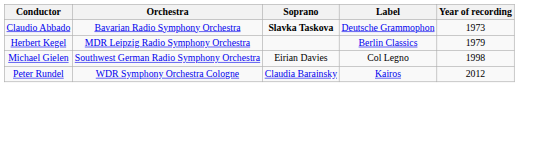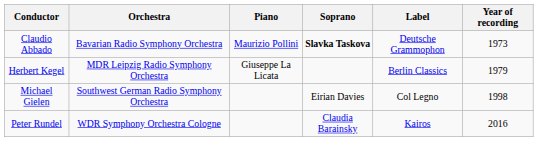+ column: (266, 17)
(475, 74) 2012 -> (498, 123) 2016
